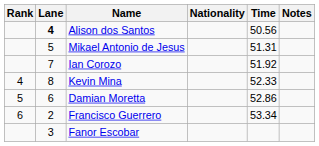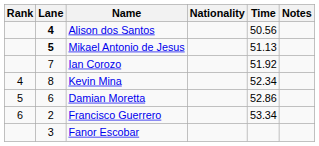(51, 47) normal -> (51, 47) bold
(263, 47) 51.31 -> (263, 47) 51.13
(263, 81) 52.33 -> (263, 81) 52.34
